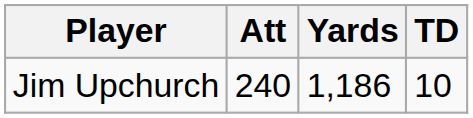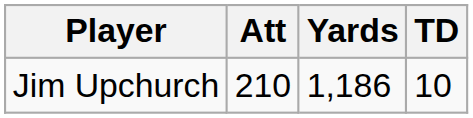(263, 84) 240 -> (263, 84) 210
